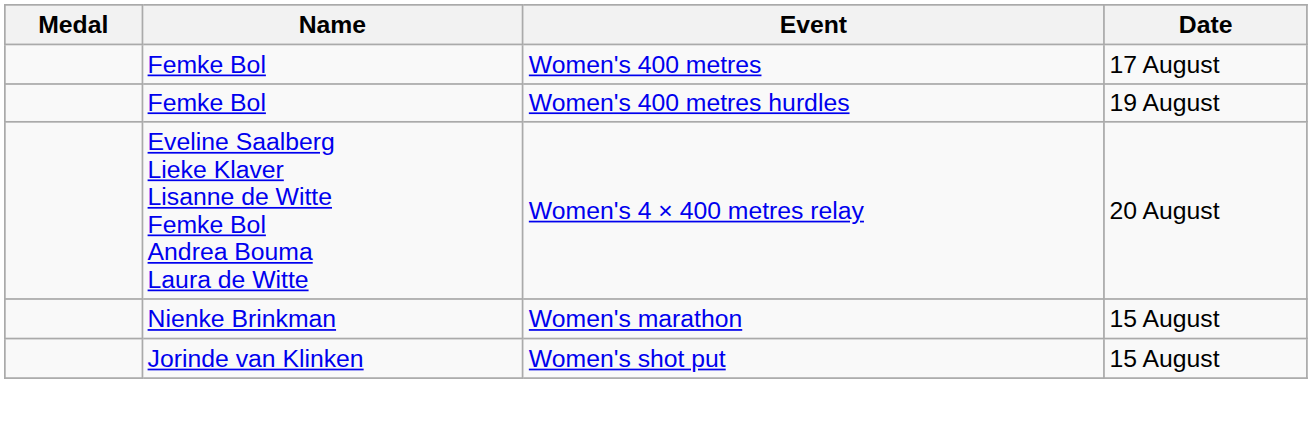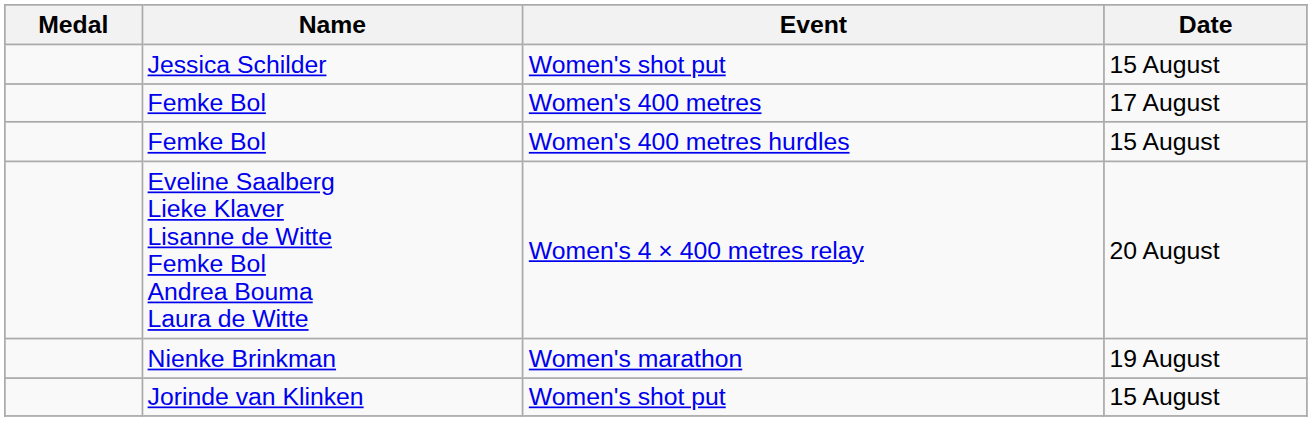+ row: (237, 64)
(1165, 103) 19 August -> (1165, 142) 15 August
(1165, 319) 15 August -> (1165, 358) 19 August
